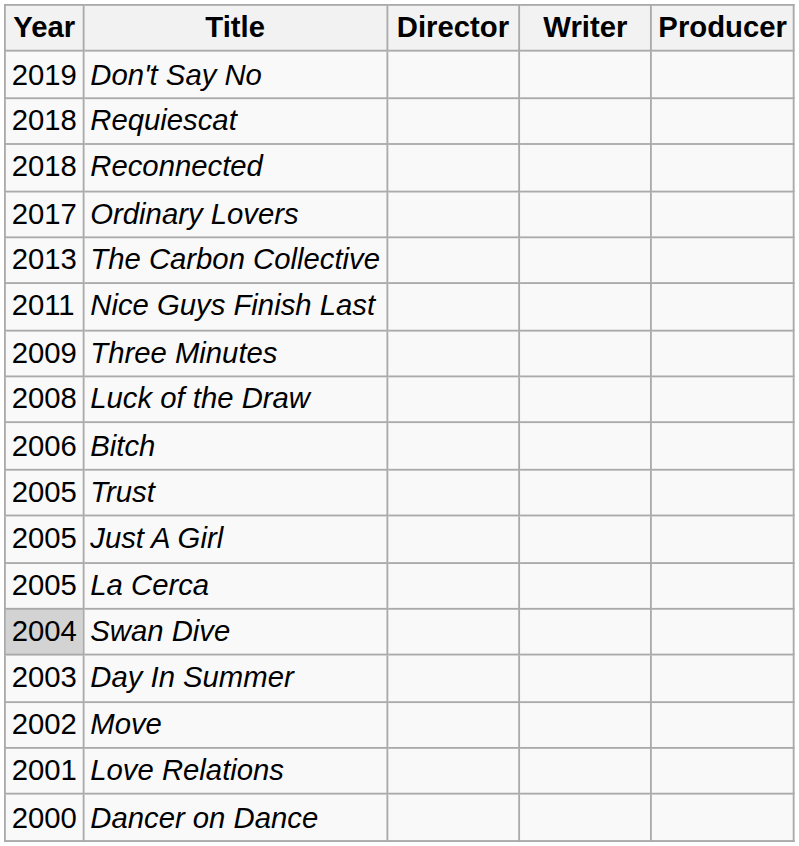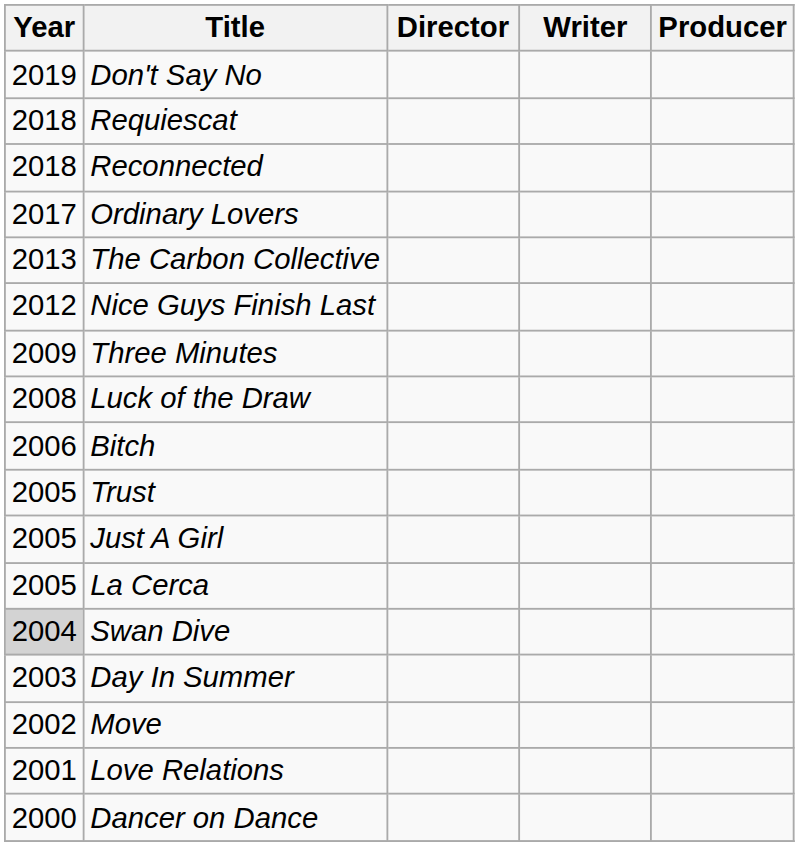(43, 306) 2011 -> (44, 306) 2012
